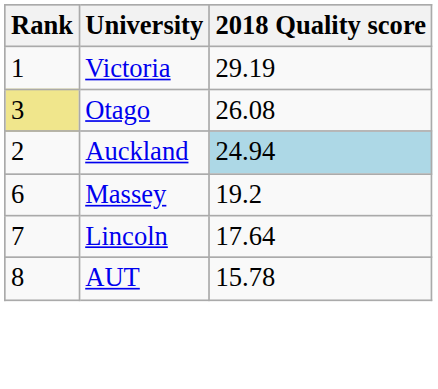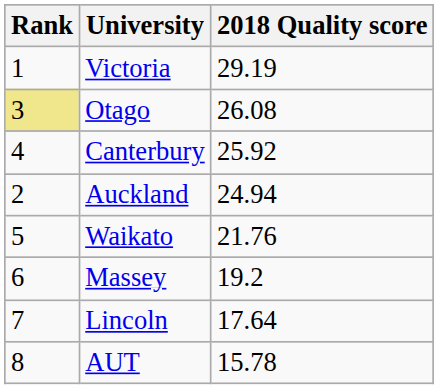+ row: (145, 151)
(245, 151) lightblue background -> (247, 194) no background
+ row: (129, 236)
